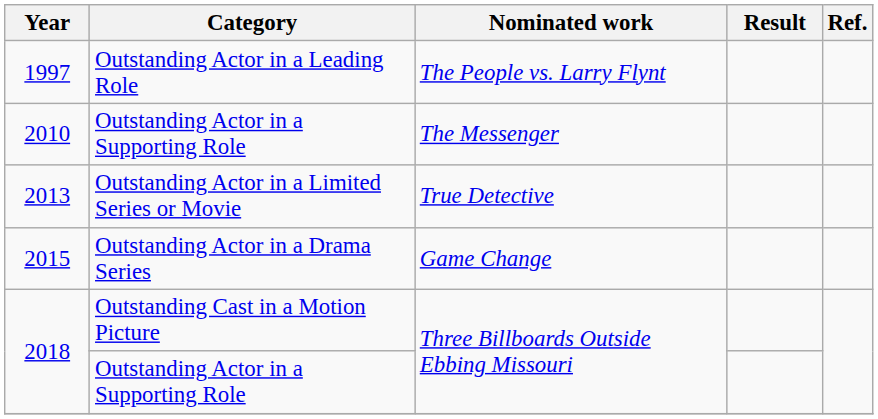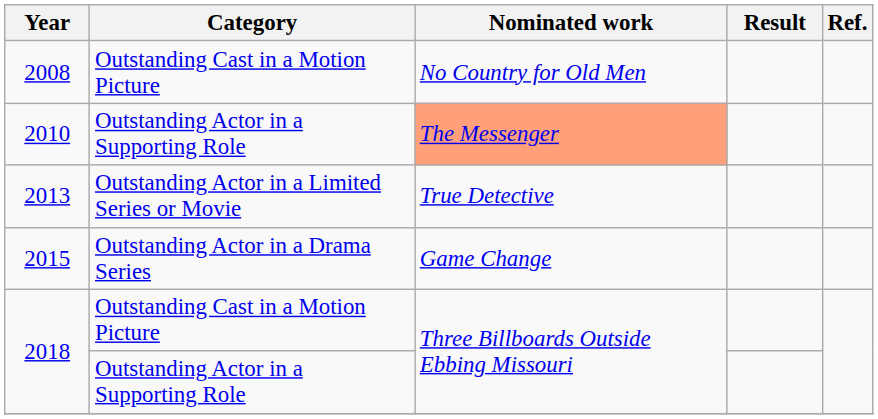- row: (47, 71)
+ row: (47, 71)
(489, 133) no background -> (489, 133) lightsalmon background
